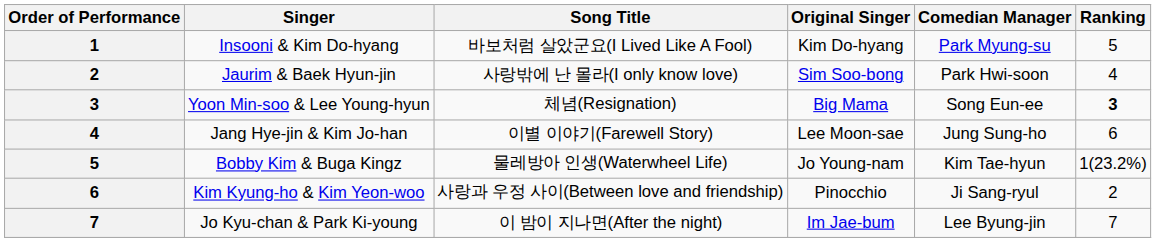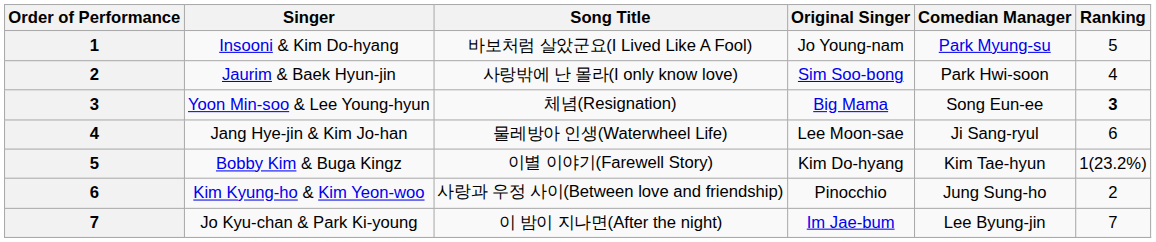(851, 45) Kim Do-hyang -> (851, 45) Jo Young-nam
(610, 133) 이별 이야기(Farewell Story) -> (610, 133) 물레방아 인생(Waterwheel Life)
(995, 134) Jung Sung-ho -> (995, 134) Ji Sang-ryul
(610, 163) 물레방아 인생(Waterwheel Life) -> (610, 163) 이별 이야기(Farewell Story)
(851, 163) Jo Young-nam -> (851, 163) Kim Do-hyang
(995, 193) Ji Sang-ryul -> (995, 193) Jung Sung-ho
